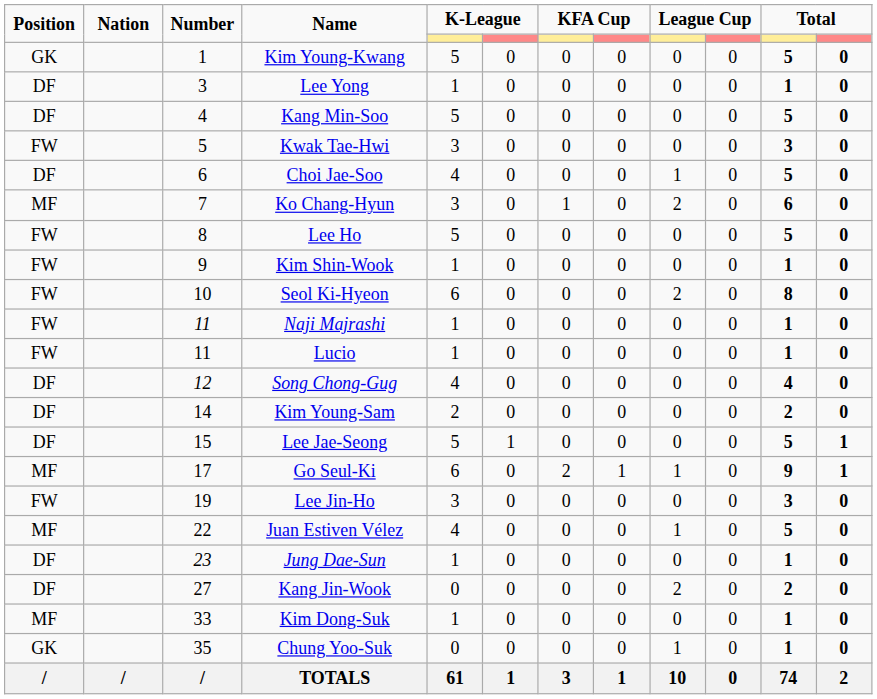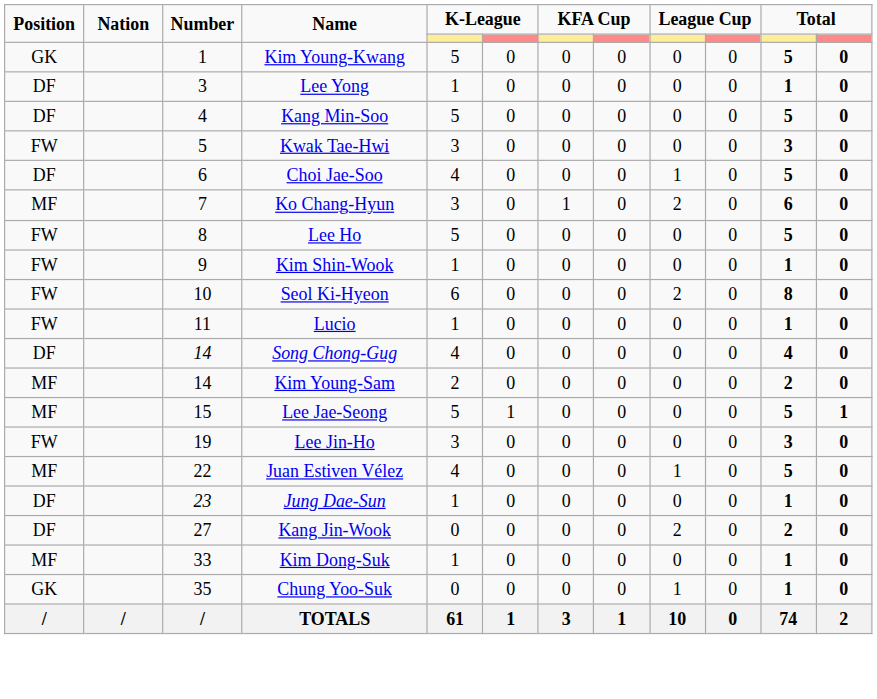- row: (335, 323)
(202, 382) 12 -> (202, 353) 14
(44, 412) DF -> (44, 382) MF
(44, 441) DF -> (44, 412) MF
- row: (335, 471)
